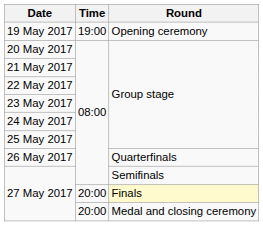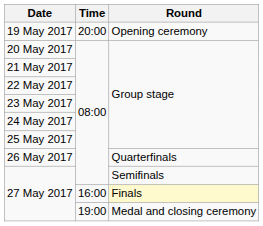(92, 31) 19:00 -> (92, 31) 20:00
(92, 193) 20:00 -> (92, 193) 16:00
(92, 211) 20:00 -> (92, 211) 19:00
